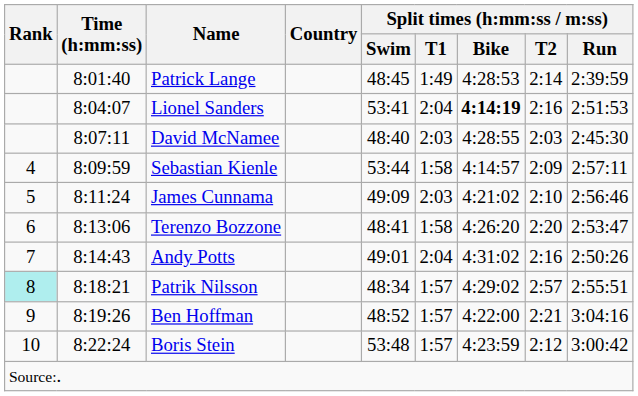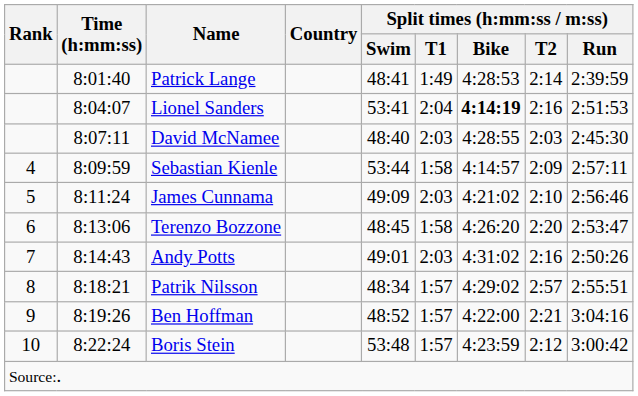(388, 78) 48:45 -> (388, 78) 48:41
(388, 227) 48:41 -> (388, 227) 48:45
(436, 256) 2:04 -> (436, 256) 2:03
(31, 286) paleturquoise background -> (31, 286) no background
